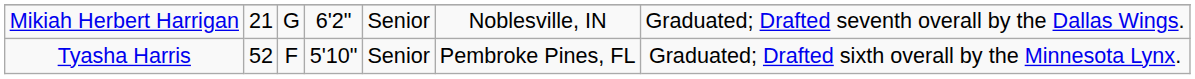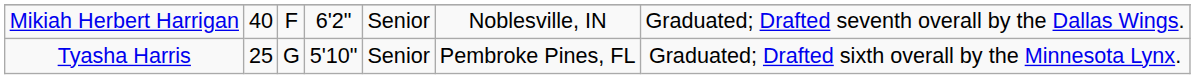(261, 21) 21 -> (261, 21) 40
(291, 21) G -> (291, 21) F
(261, 55) 52 -> (261, 55) 25
(291, 55) F -> (291, 55) G
